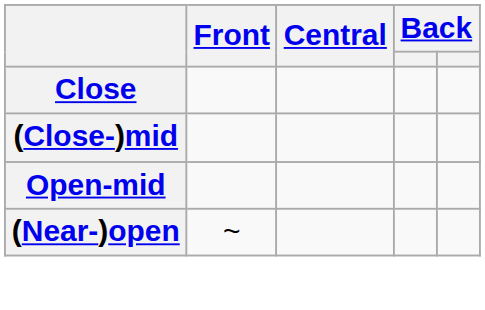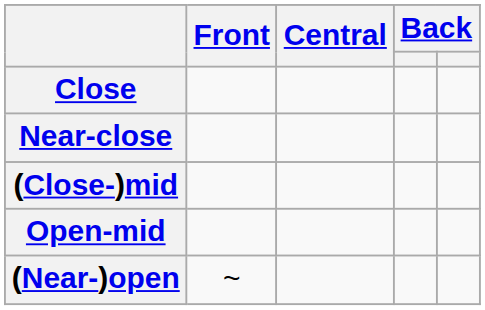+ row: (96, 136)
